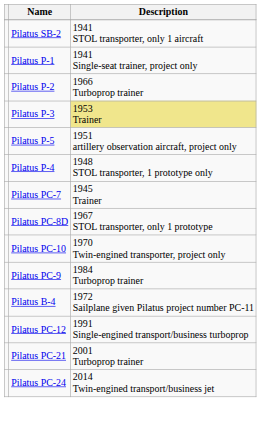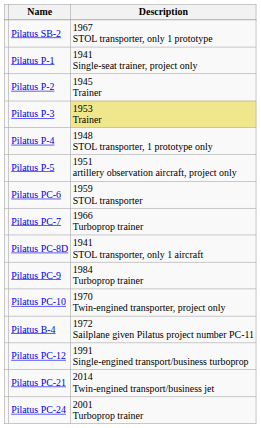(138, 33) 1941 STOL transporter, only 1 aircraft -> (143, 33) 1967 STOL transporter, only 1 prototype
(108, 87) 1966 Turboprop trainer -> (87, 87) 1945 Trainer
rows swapped: (33, 168) <-> (33, 141)
+ row: (36, 195)
(87, 195) 1945 Trainer -> (108, 221) 1966 Turboprop trainer
(143, 221) 1967 STOL transporter, only 1 prototype -> (138, 248) 1941 STOL transporter, only 1 aircraft
rows swapped: (36, 275) <-> (39, 248)
(108, 356) 2001 Turboprop trainer -> (144, 383) 2014 Twin-engined transport/business jet
(144, 383) 2014 Twin-engined transport/business jet -> (108, 410) 2001 Turboprop trainer
